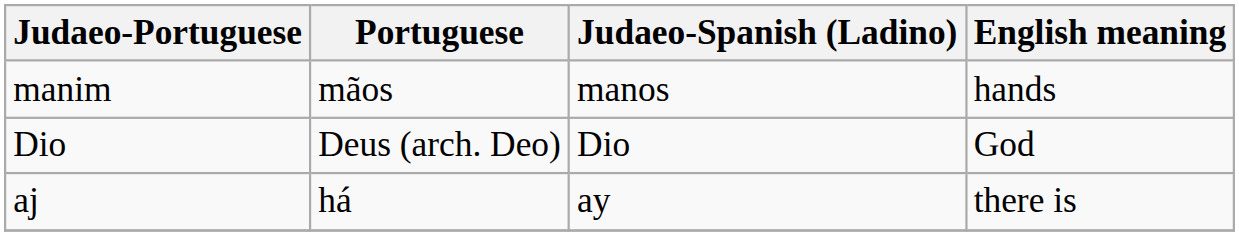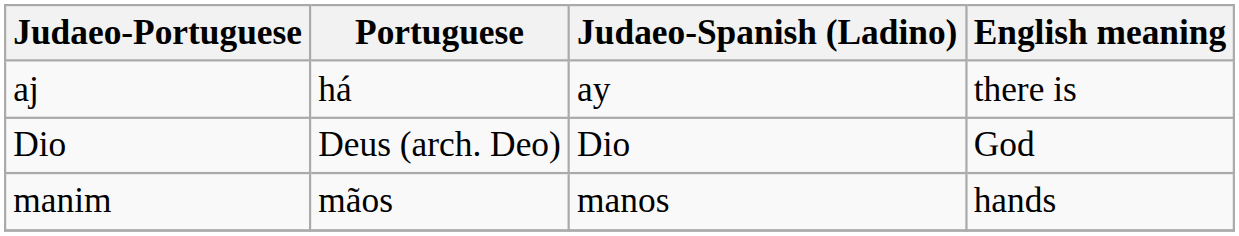rows swapped: (26, 200) <-> (62, 88)
